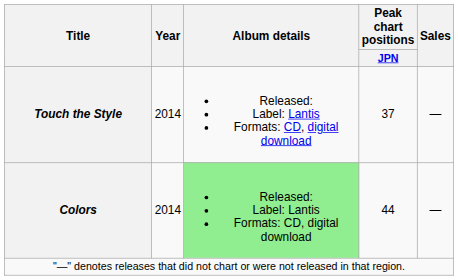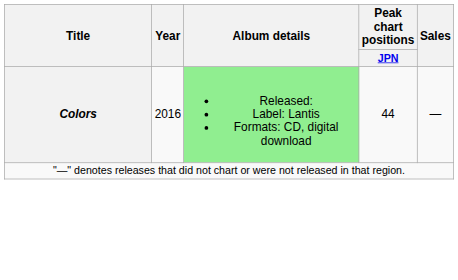- row: (78, 114)
(168, 210) 2014 -> (168, 114) 2016
